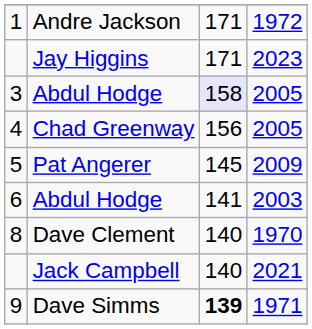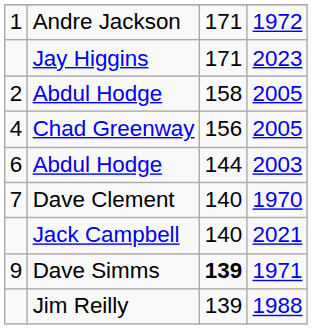(16, 93) 3 -> (16, 93) 2
(224, 93) lavender background -> (224, 93) no background
- row: (92, 164)
(224, 199) 141 -> (224, 164) 144
(16, 235) 8 -> (16, 199) 7
+ row: (81, 306)
